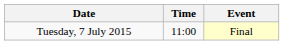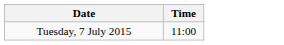- column: (241, 13)
